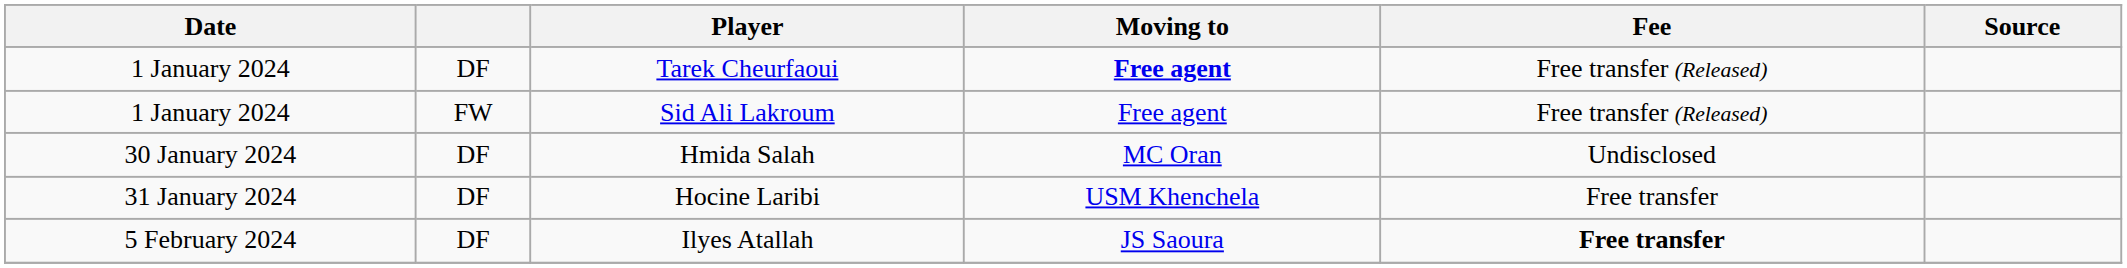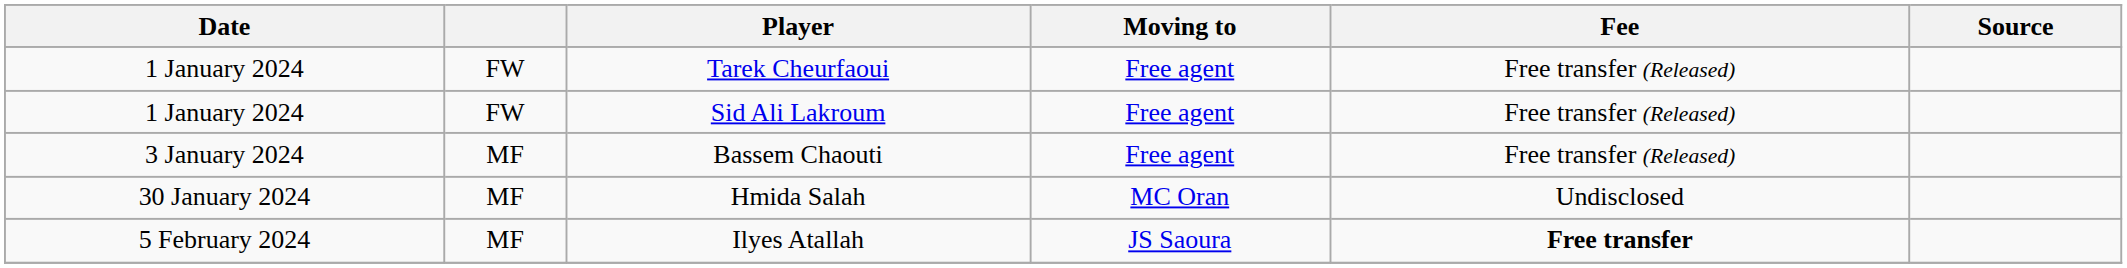(473, 68) DF -> (505, 68) FW
(1172, 68) bold -> (1180, 68) normal
+ row: (798, 154)
(473, 154) DF -> (505, 196) MF
- row: (747, 196)
(473, 239) DF -> (505, 239) MF
